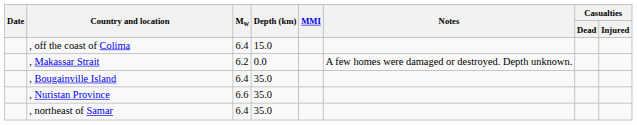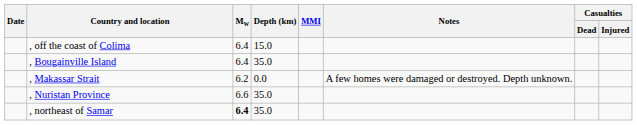rows swapped: (73, 78) <-> (64, 62)
(242, 111) normal -> (242, 111) bold
